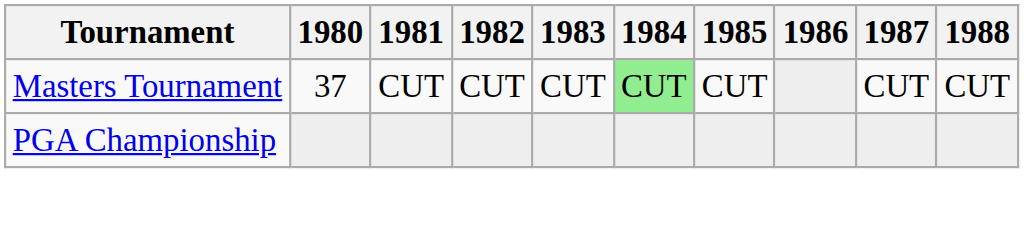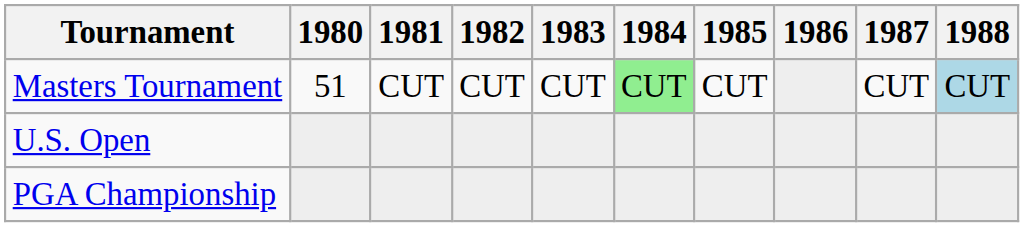(330, 85) 37 -> (330, 85) 51
(977, 85) no background -> (977, 85) lightblue background
+ row: (82, 140)
